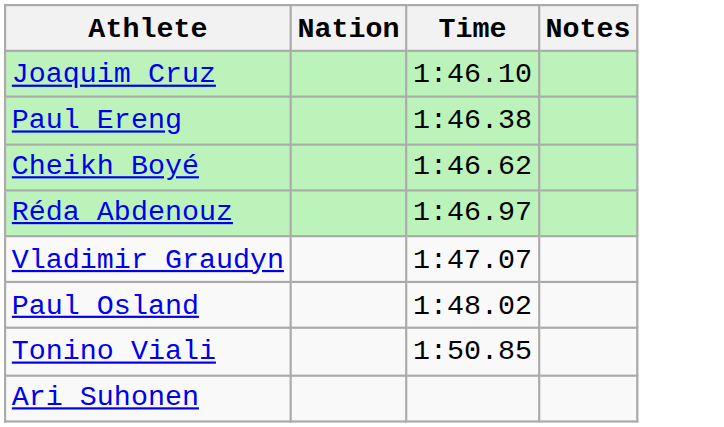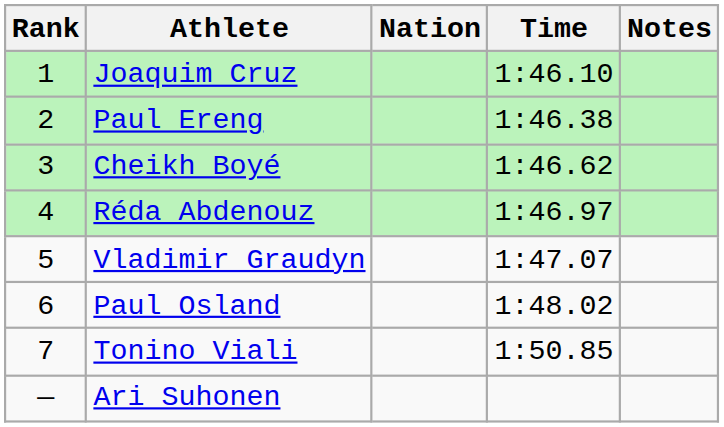+ column: (46, 28)
